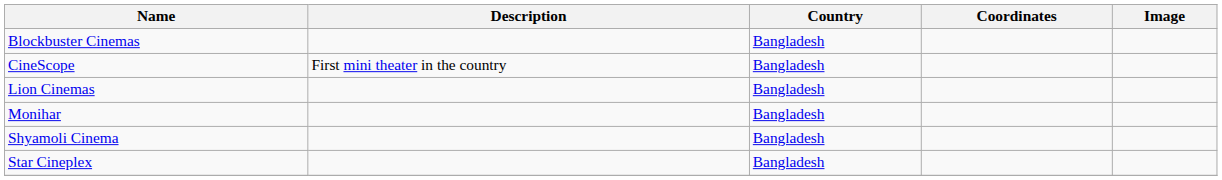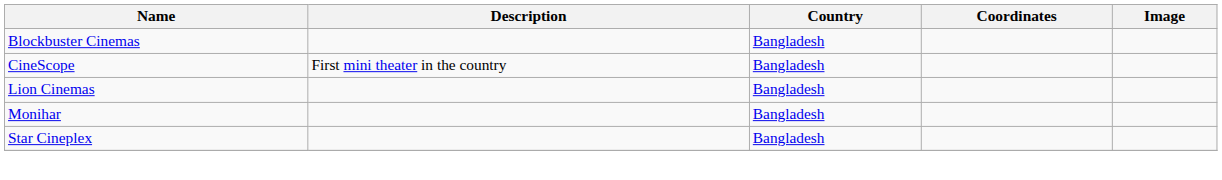- row: (63, 138)
